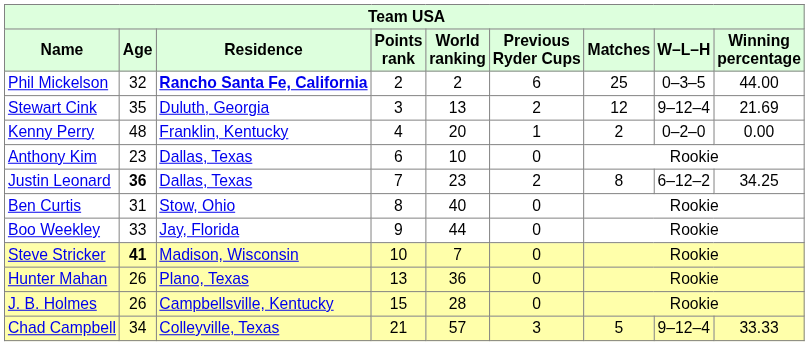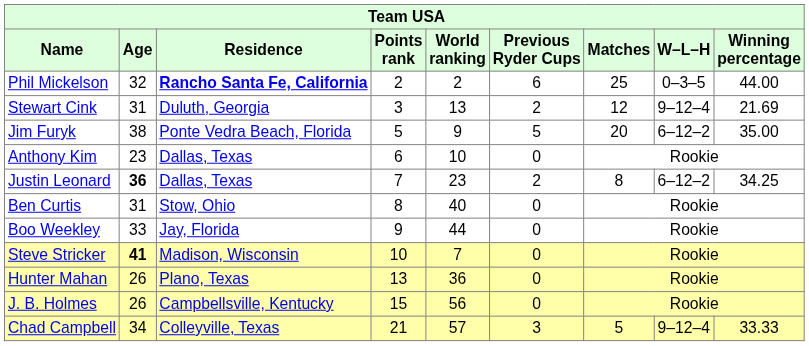(138, 107) 35 -> (138, 107) 31
- row: (51, 132)
+ row: (42, 132)
(458, 303) 28 -> (458, 303) 56
